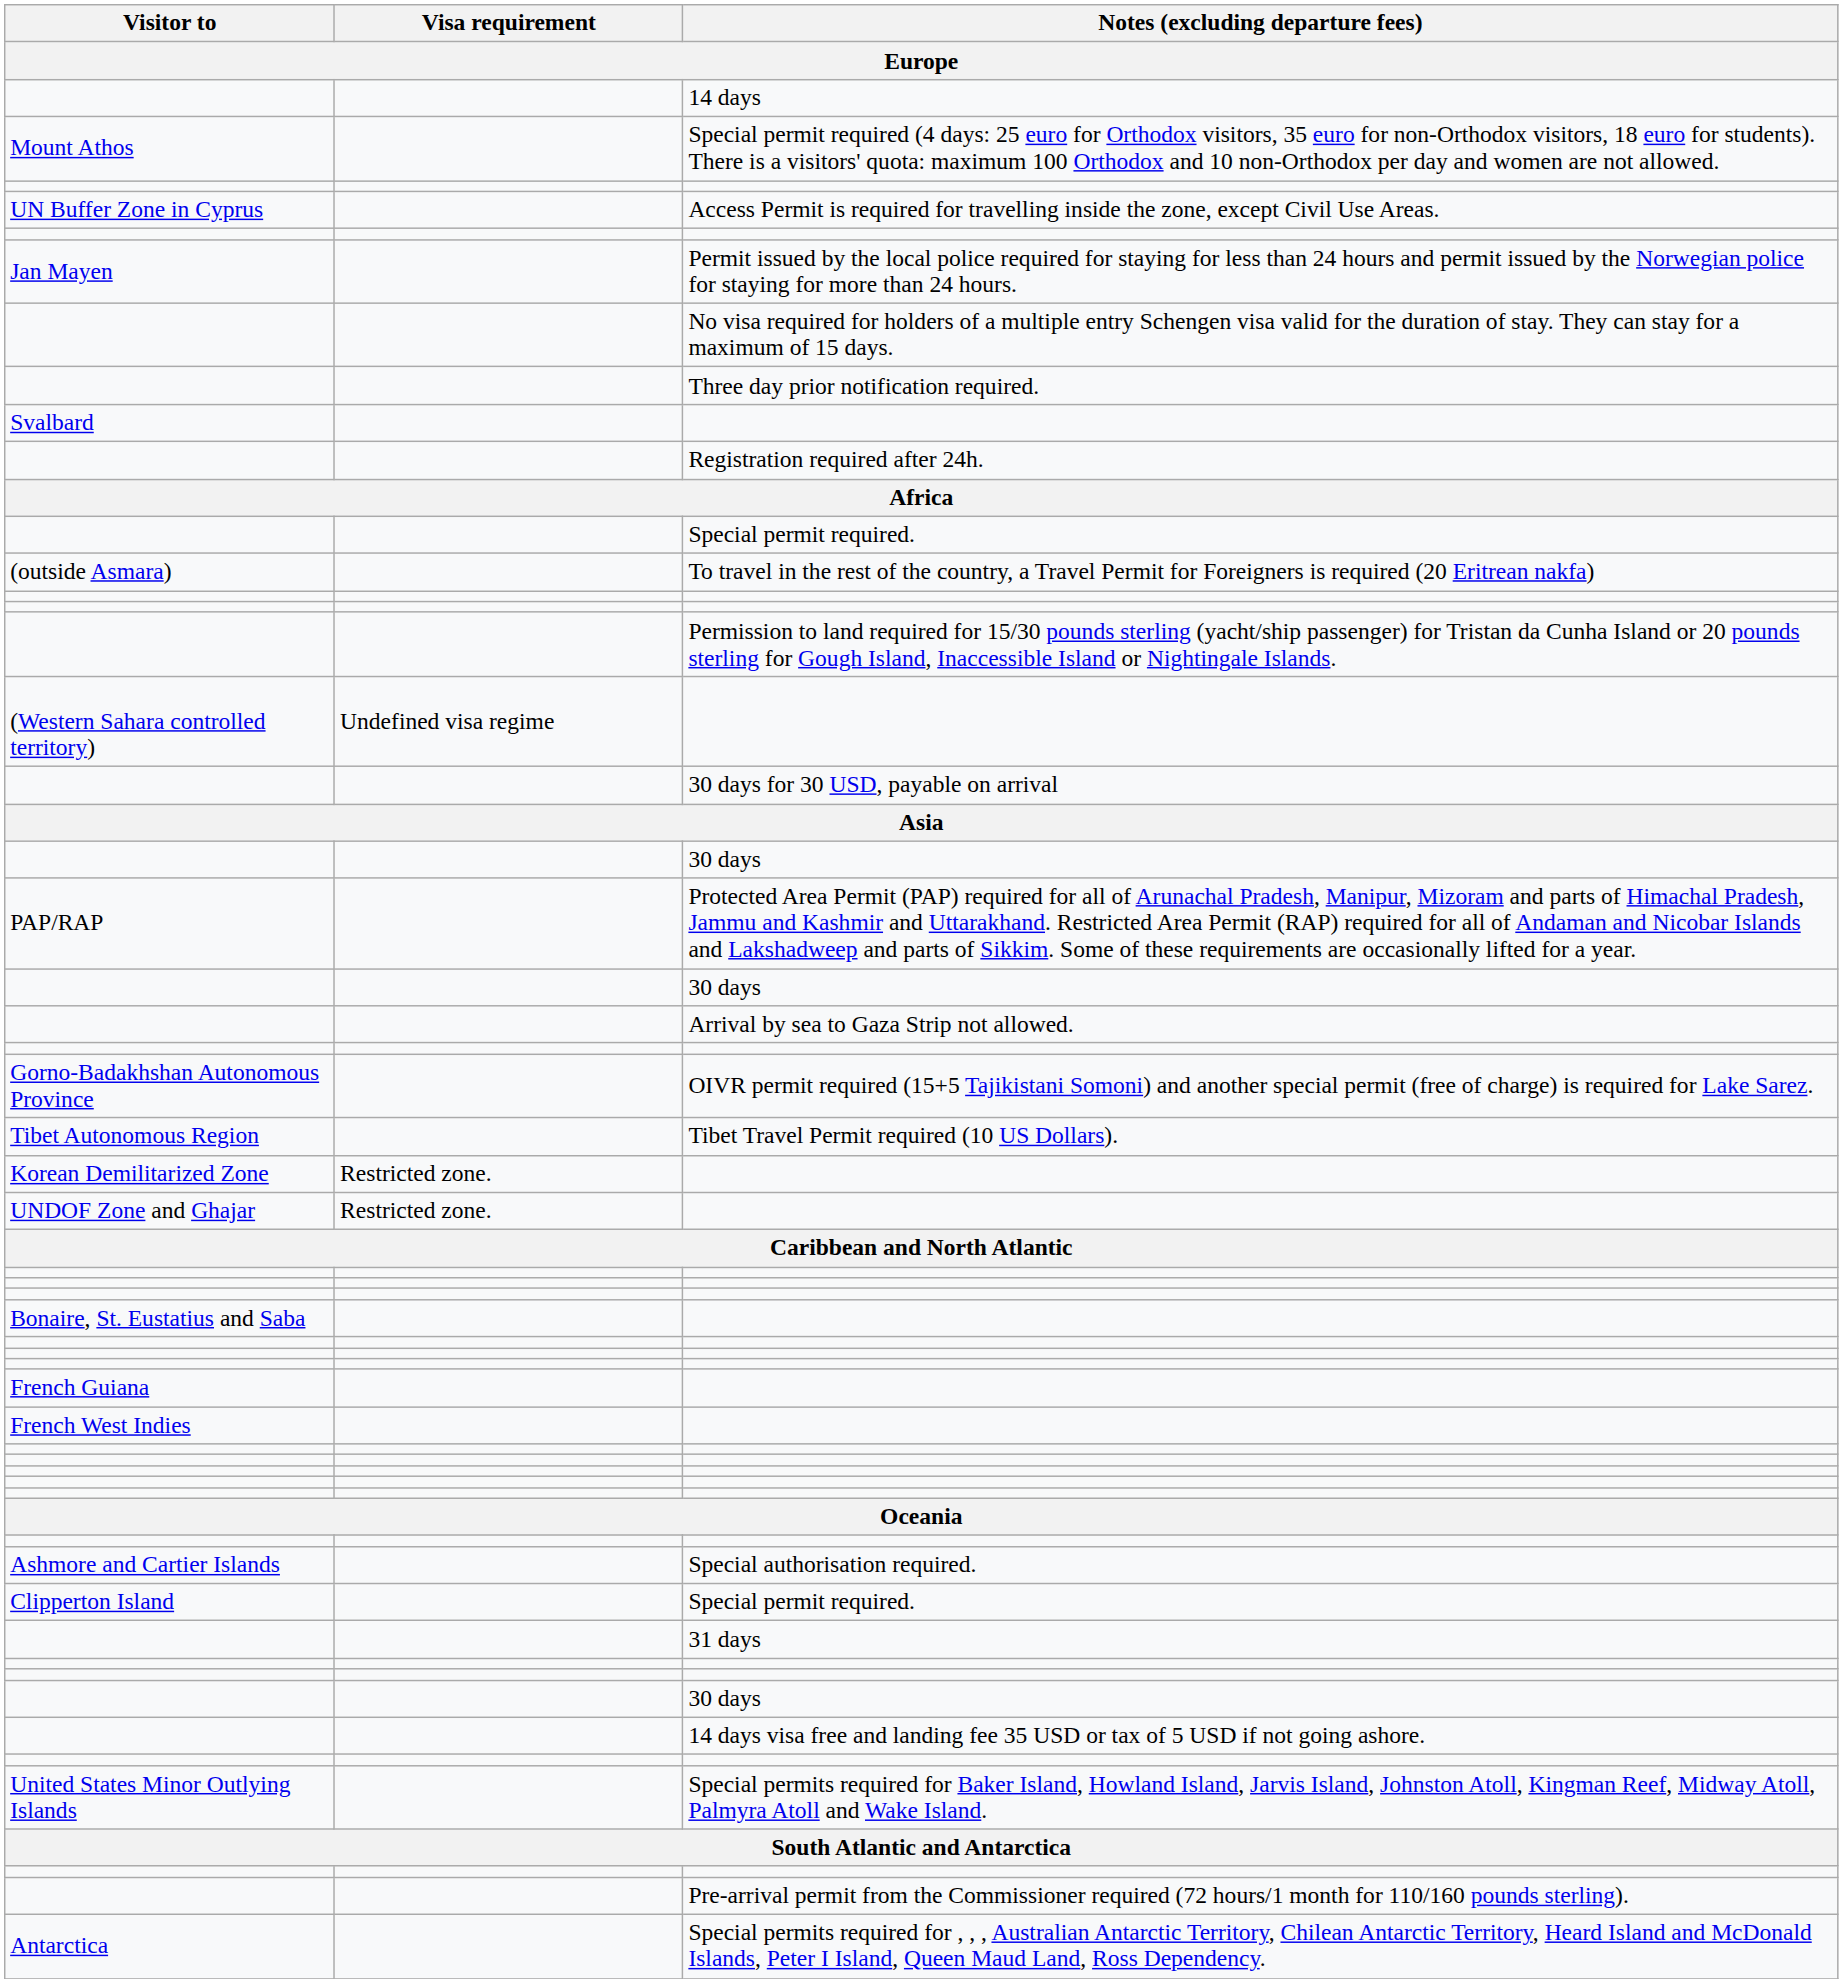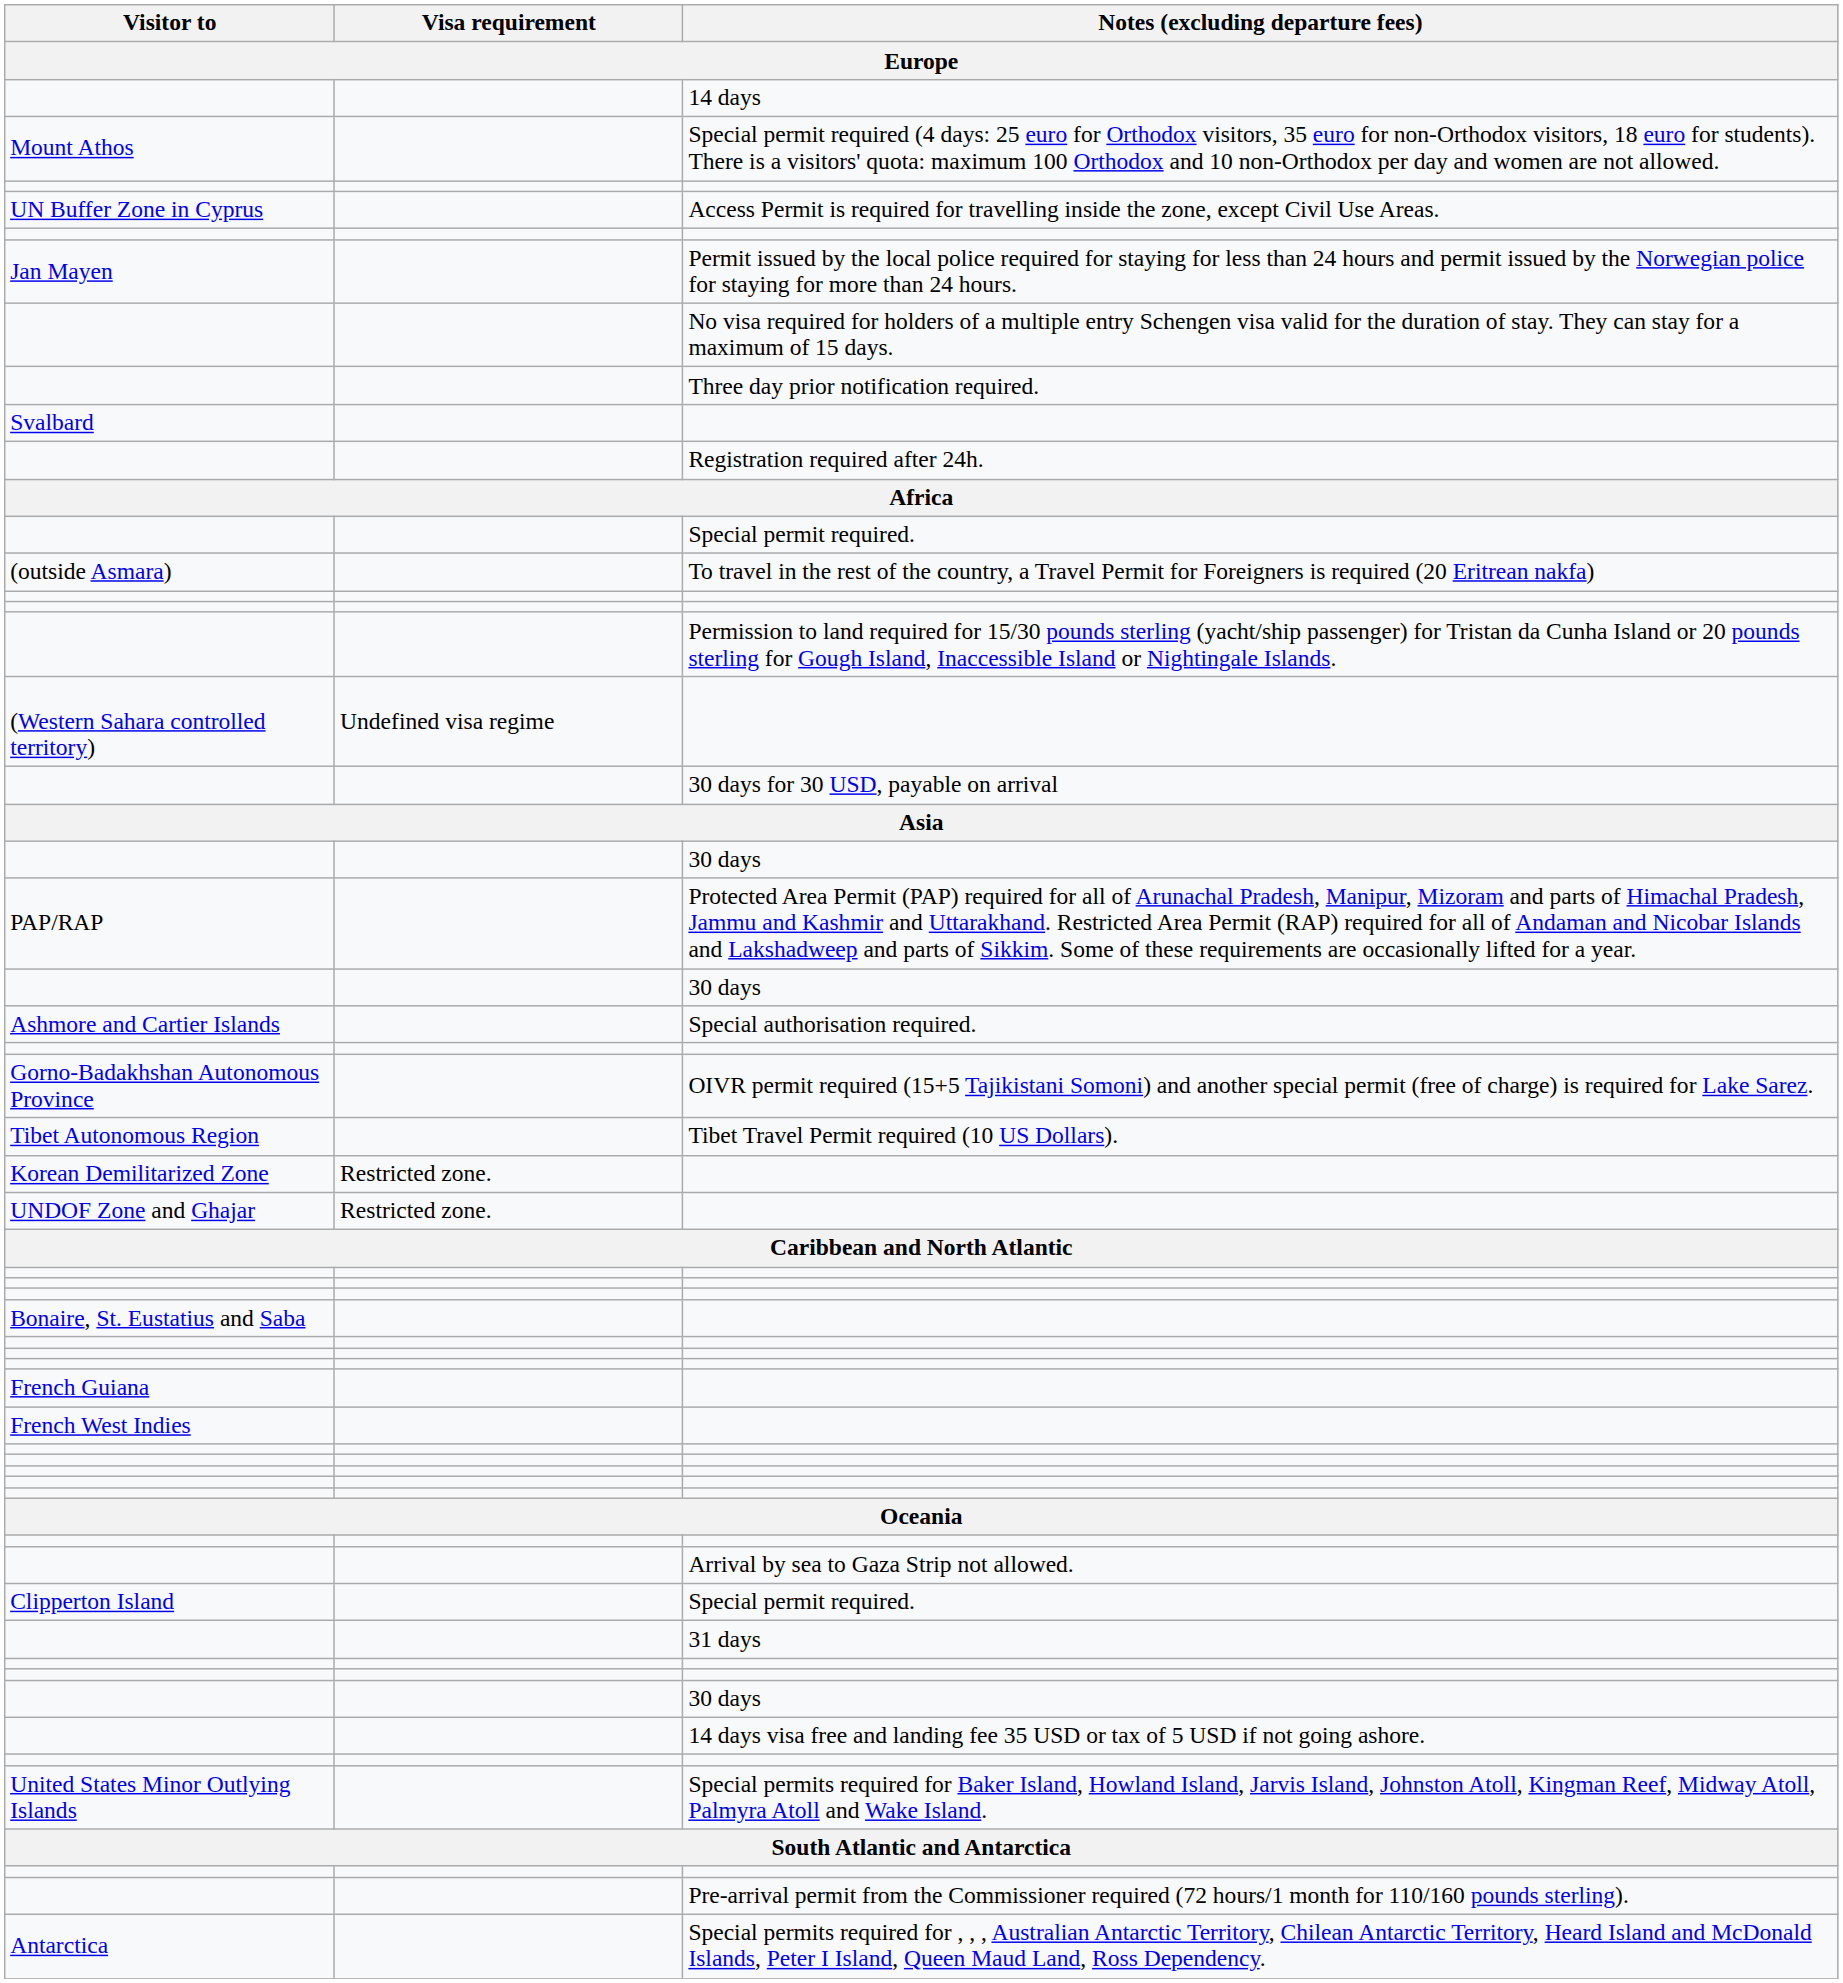rows swapped: (170, 1024) <-> (145, 1564)
